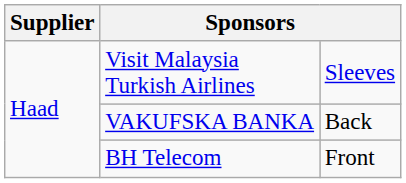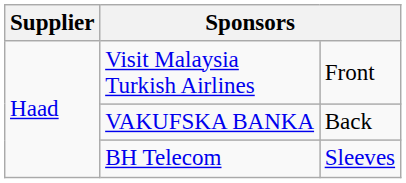(360, 72) Sleeves -> (350, 72) Front
(350, 158) Front -> (360, 158) Sleeves
